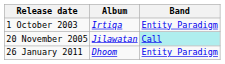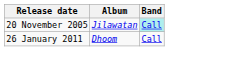- row: (42, 25)
(180, 53) Entity Paradigm -> (152, 39) Call
